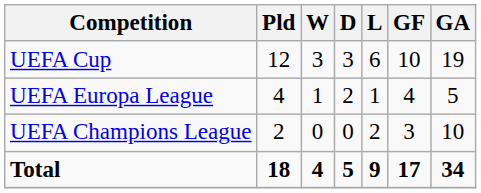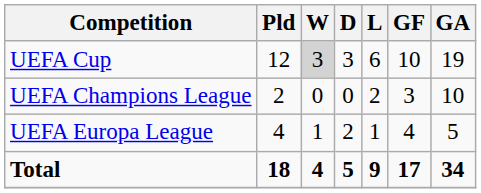(318, 59) no background -> (318, 59) lightgrey background
rows swapped: (112, 95) <-> (131, 132)
